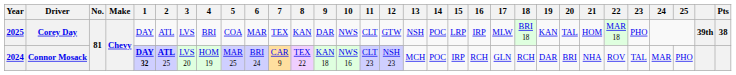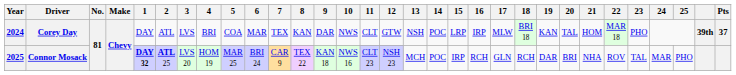(15, 32) 2025 -> (15, 32) 2024
(723, 32) 38 -> (723, 32) 37
(15, 58) 2024 -> (15, 58) 2025
